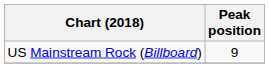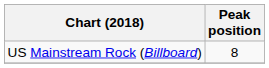(235, 52) 9 -> (235, 52) 8
